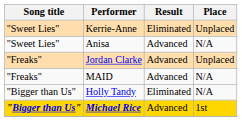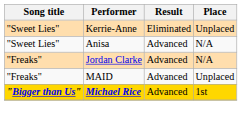(215, 60) Unplaced -> (204, 60) N/A
(204, 76) N/A -> (215, 76) Unplaced
- row: (111, 92)
